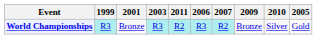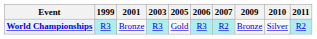columns swapped: (301, 12) <-> (179, 12)
